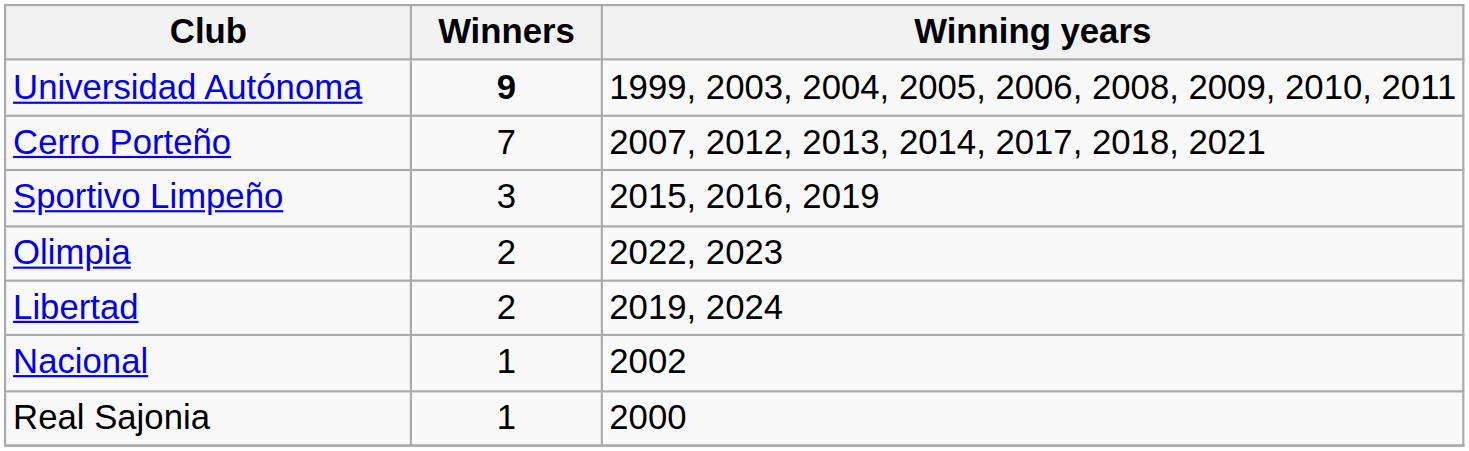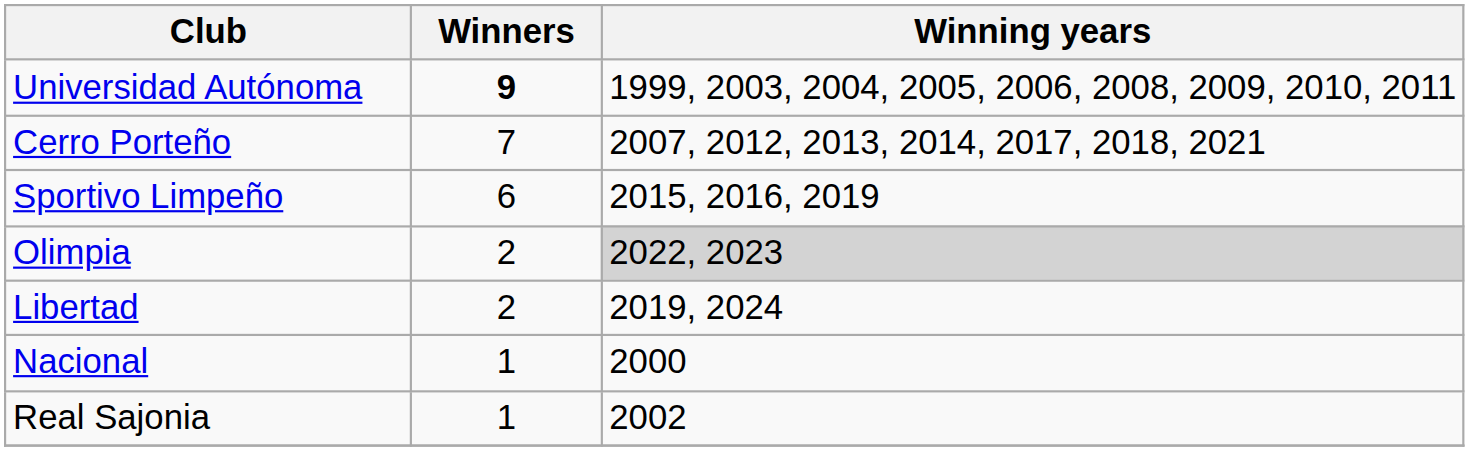(506, 197) 3 -> (506, 197) 6
(696, 252) no background -> (696, 252) lightgrey background
(648, 362) 2002 -> (648, 362) 2000
(648, 417) 2000 -> (648, 417) 2002
